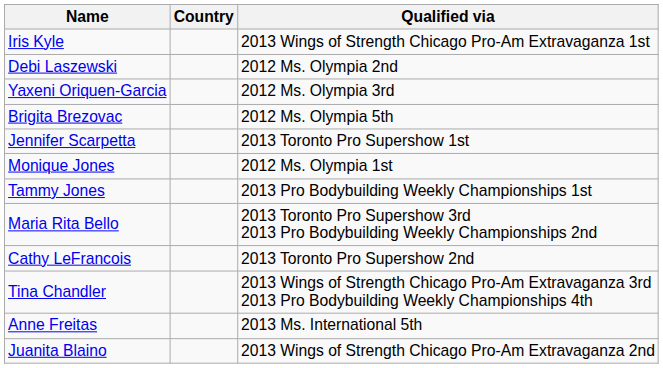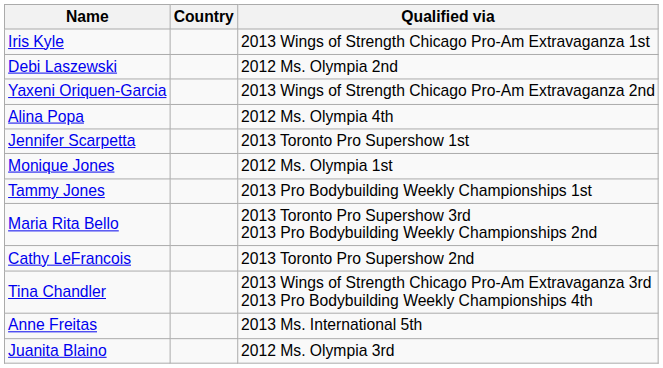(318, 91) 2012 Ms. Olympia 3rd -> (448, 91) 2013 Wings of Strength Chicago Pro-Am Extravaganza 2nd
+ row: (46, 116)
- row: (65, 116)
(448, 350) 2013 Wings of Strength Chicago Pro-Am Extravaganza 2nd -> (318, 350) 2012 Ms. Olympia 3rd
